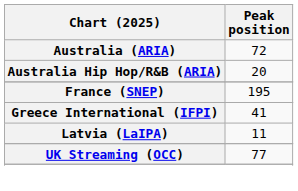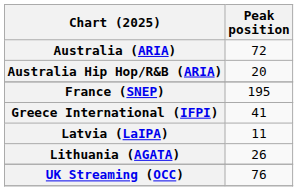+ row: (115, 154)
(259, 154) 77 -> (259, 175) 76
